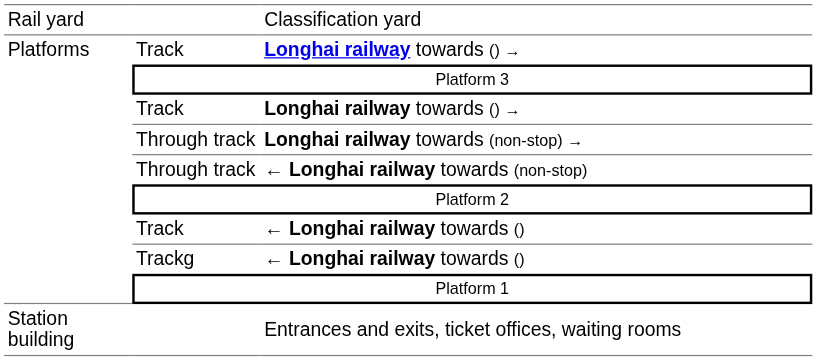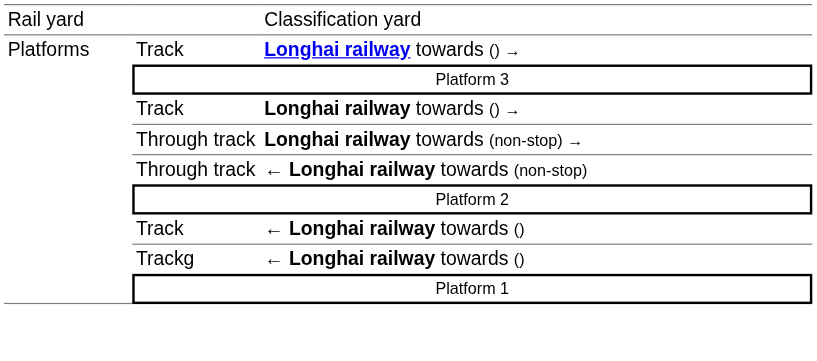- row: (196, 330)
